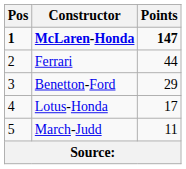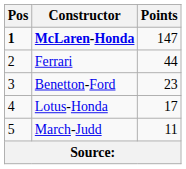(167, 38) bold -> (167, 38) normal
(171, 84) 29 -> (171, 84) 23
